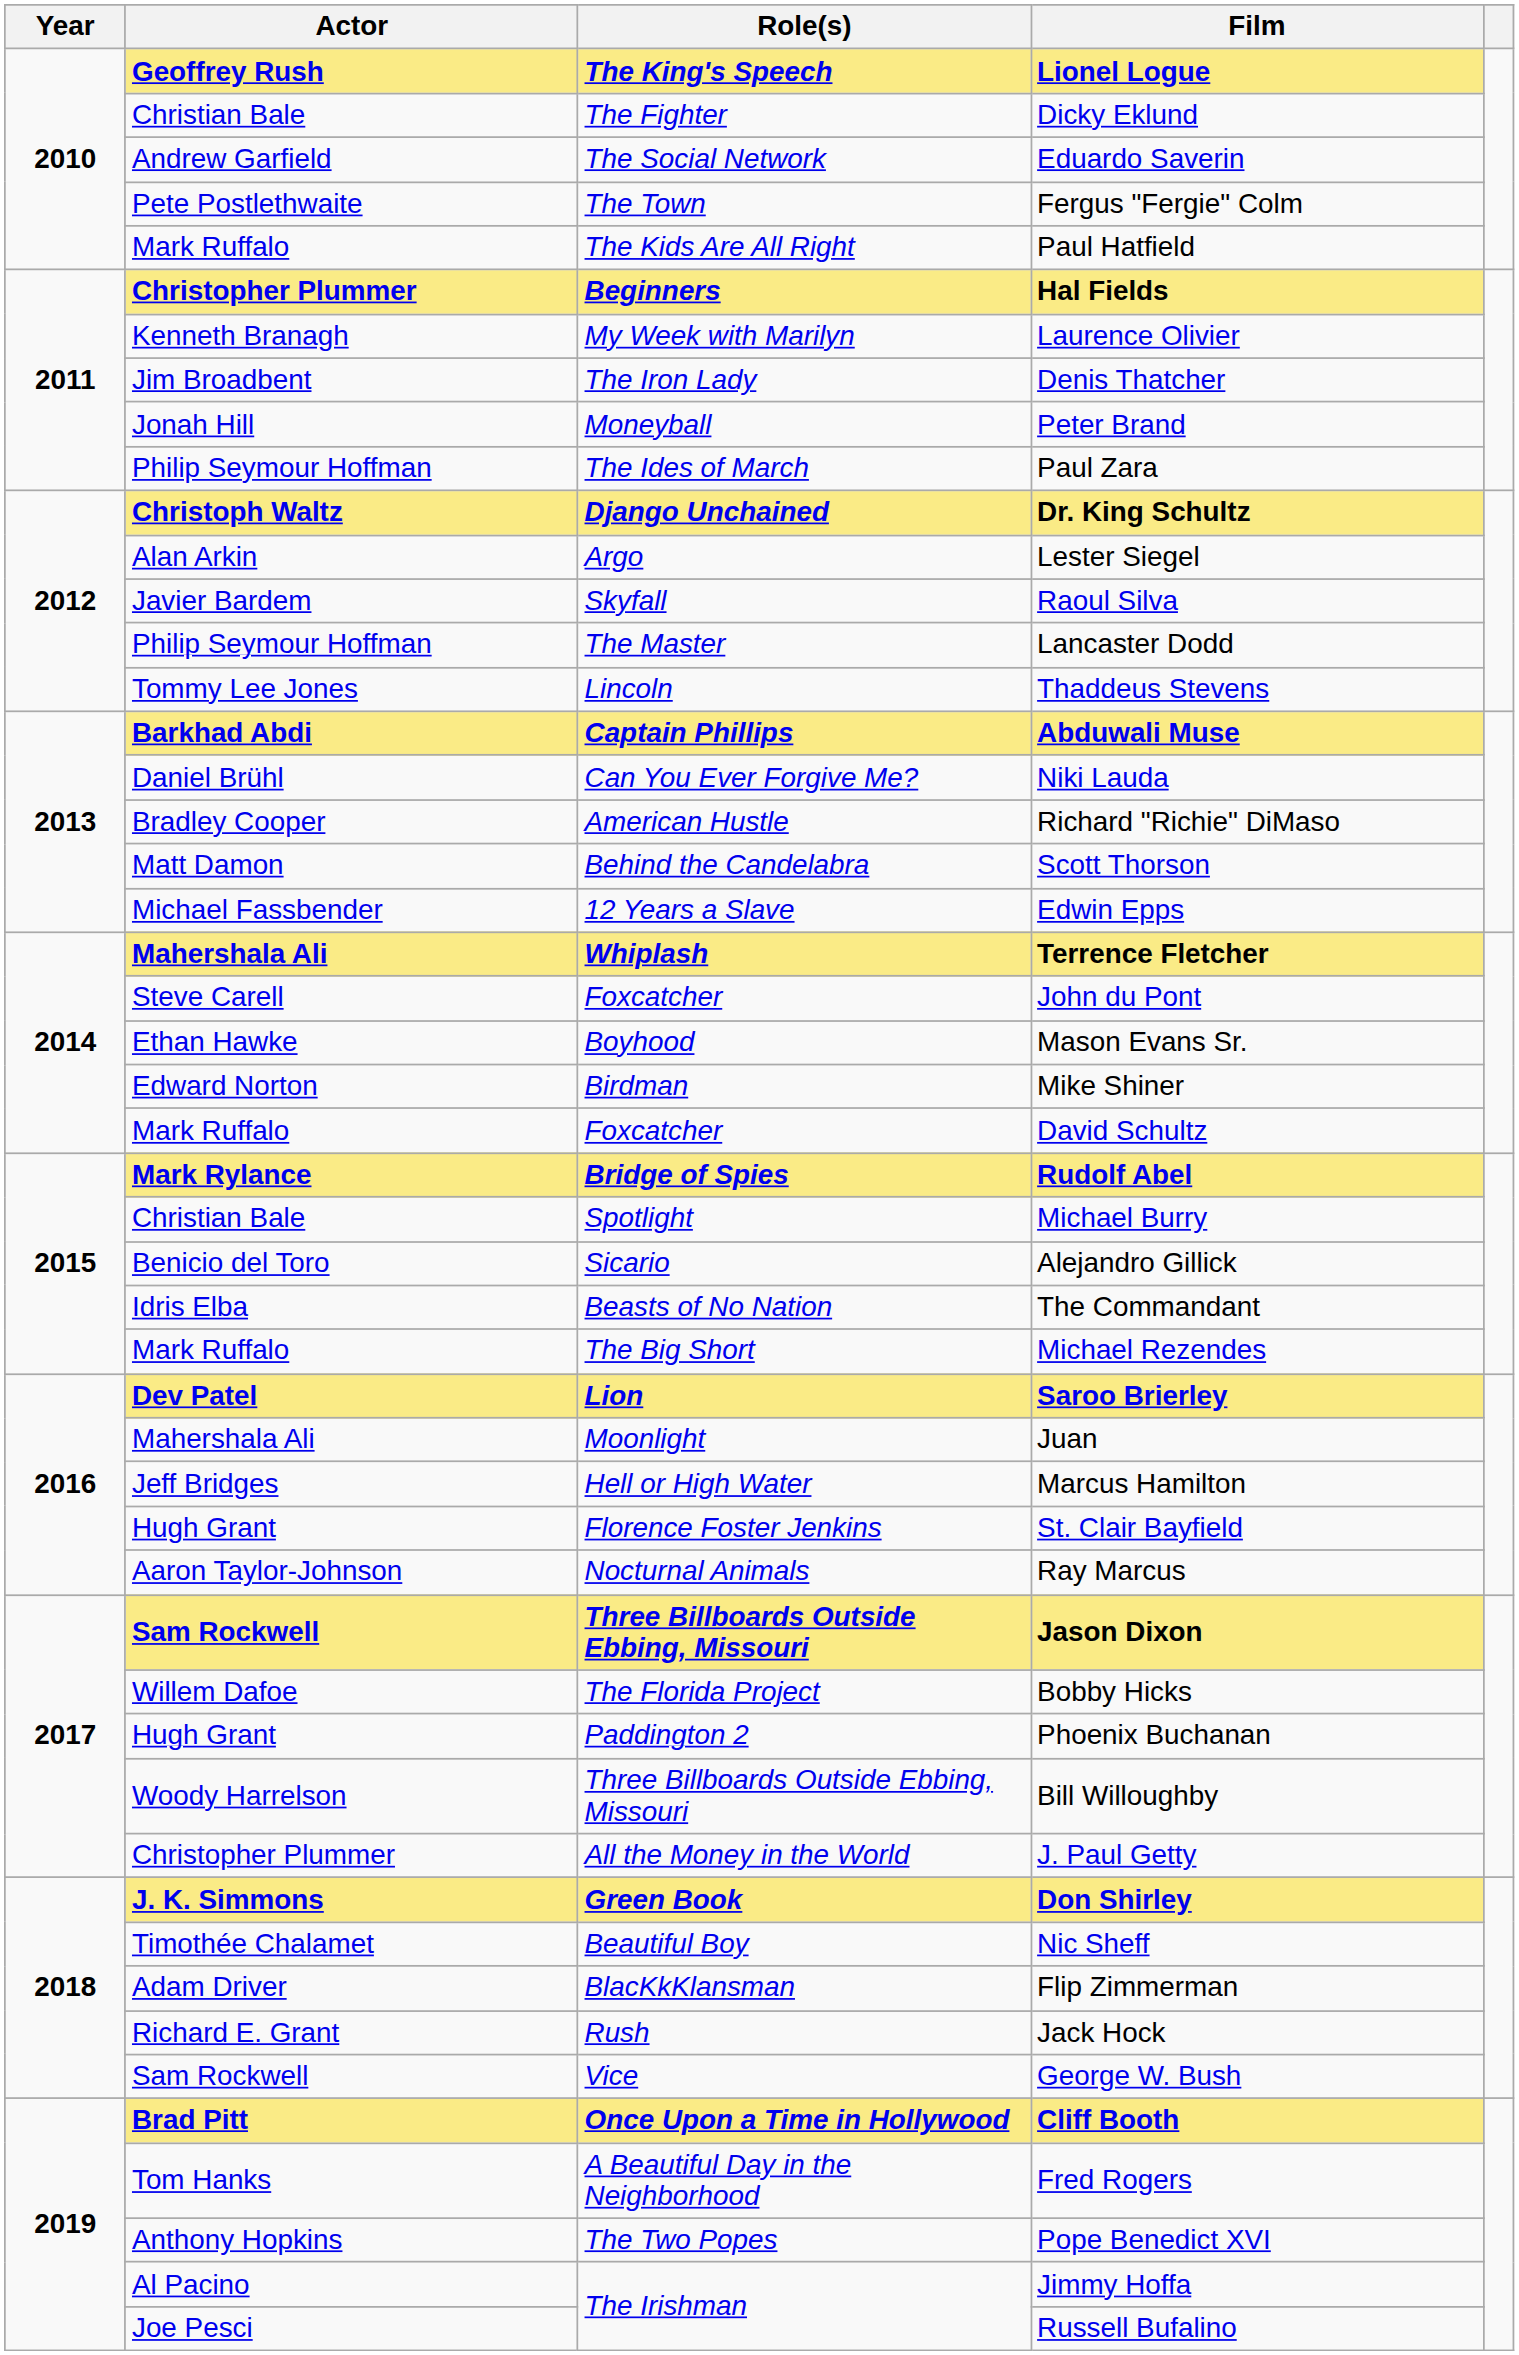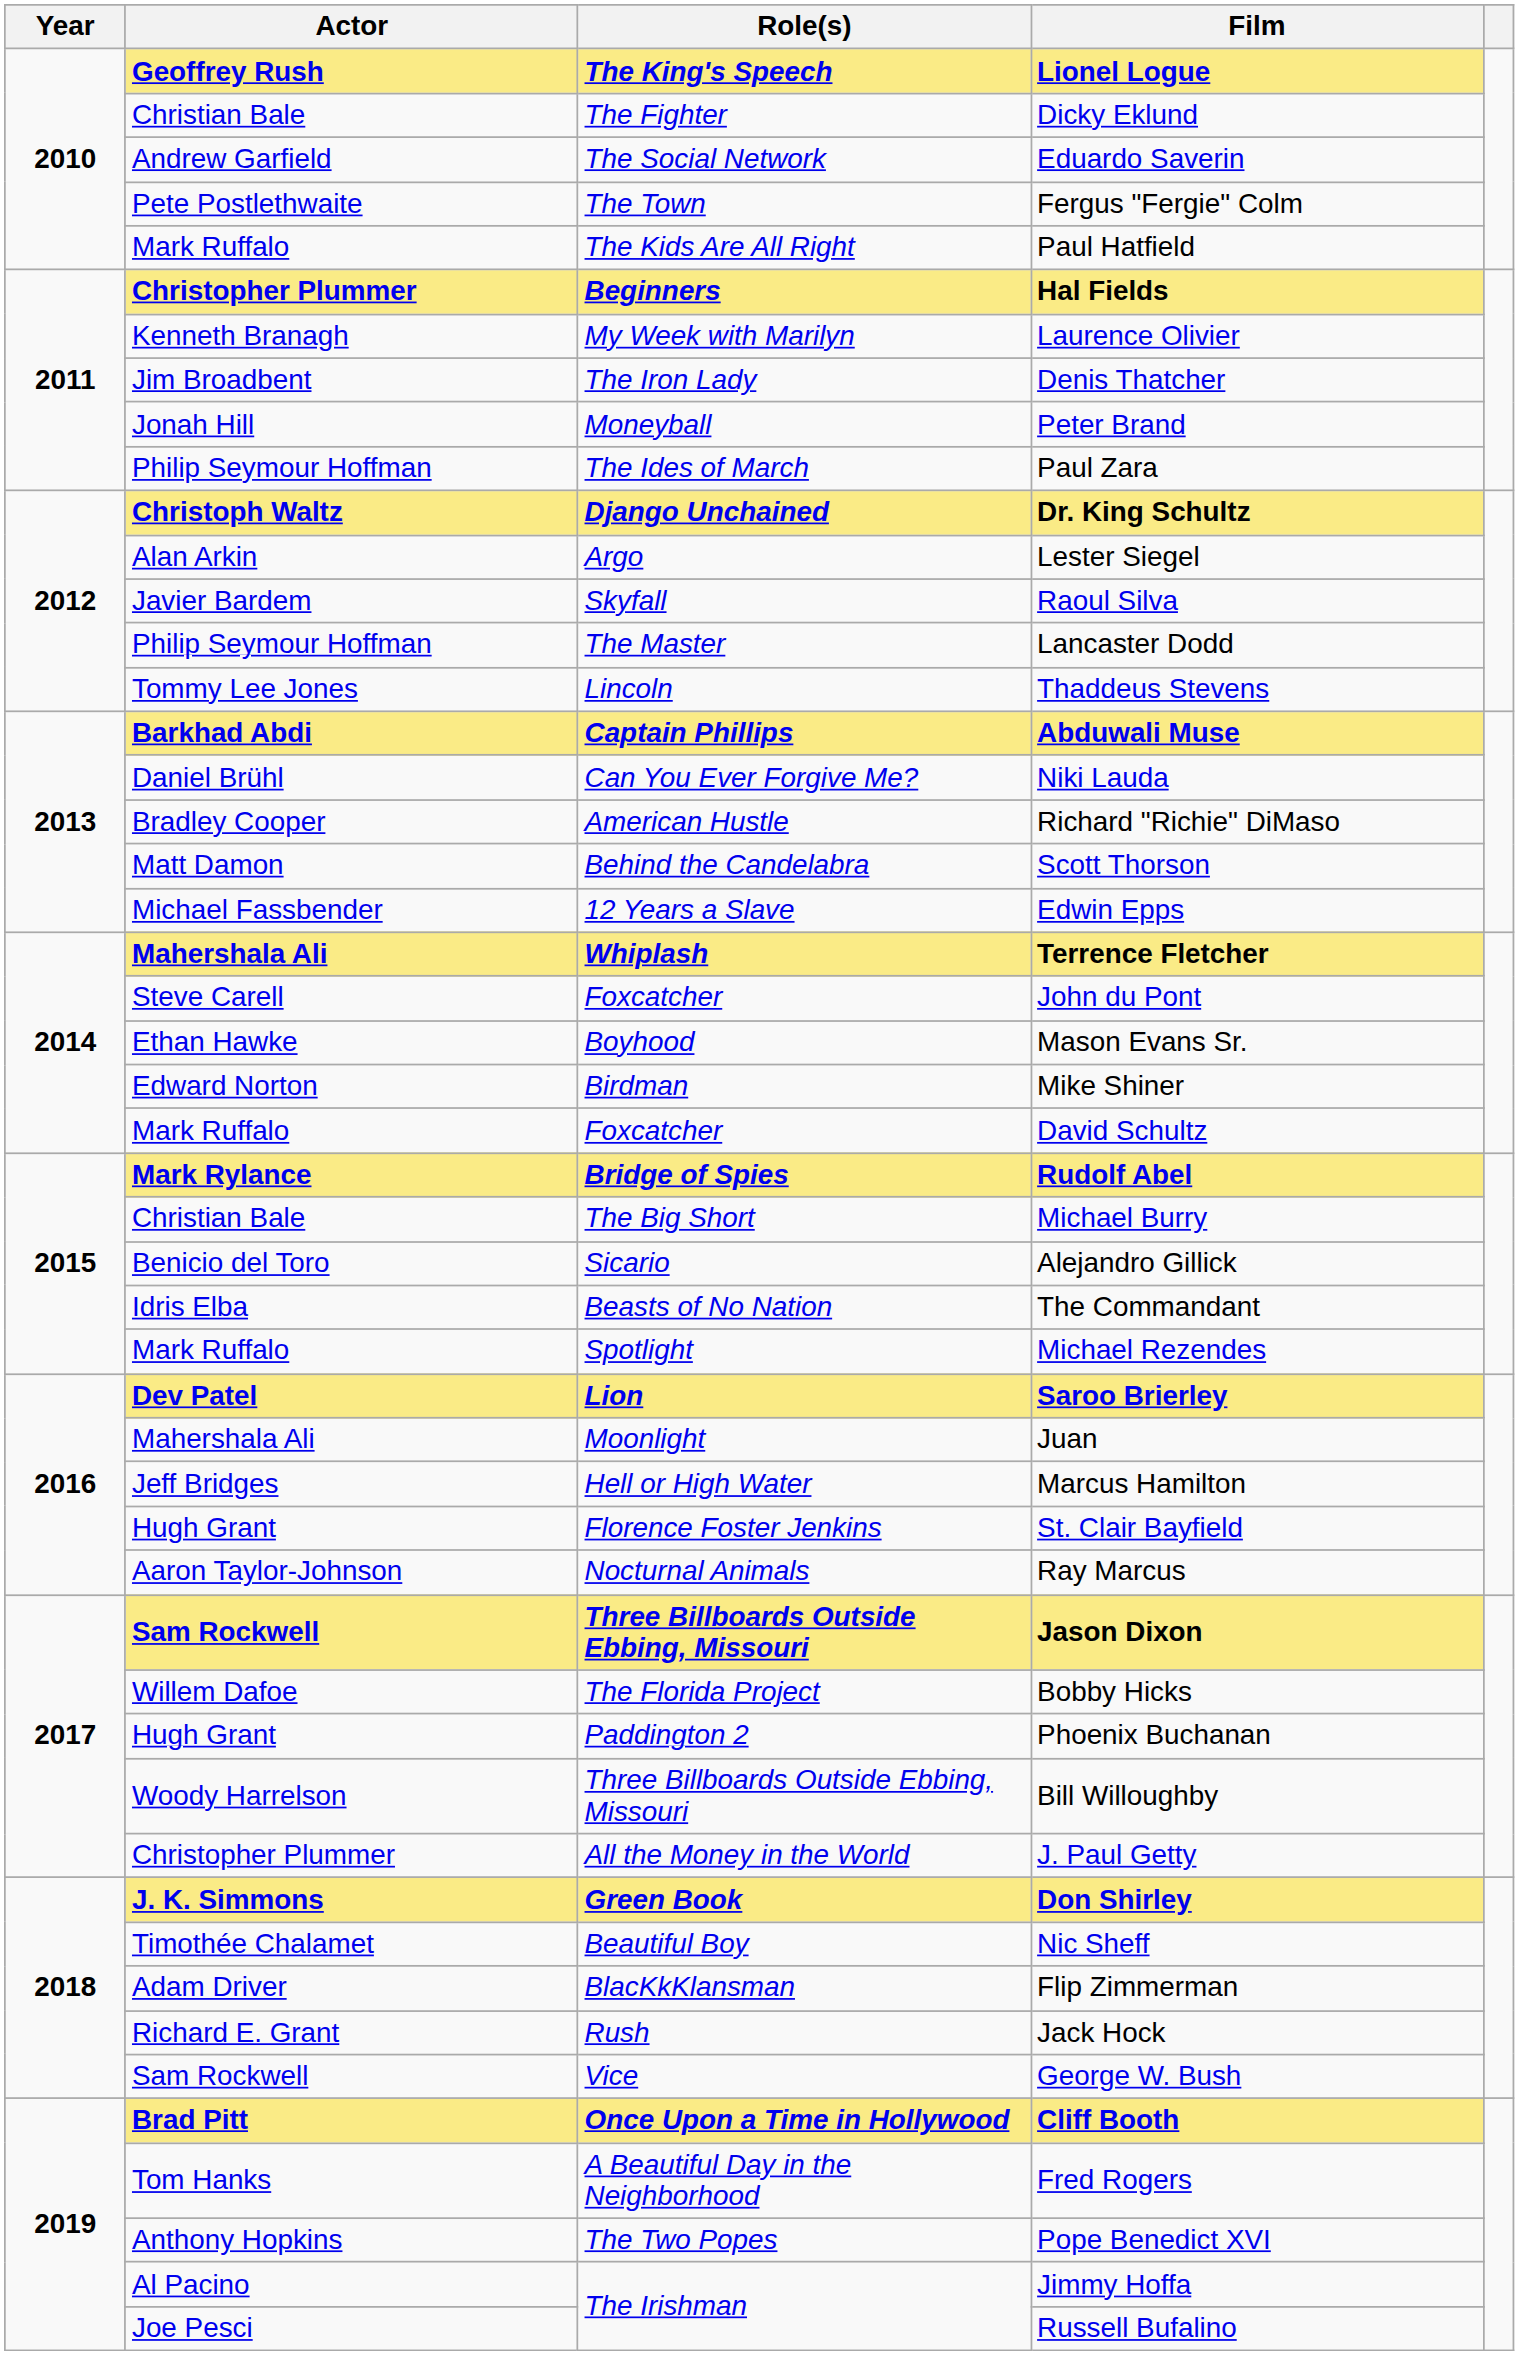(639, 1218) Spotlight -> (670, 1218) The Big Short
(670, 1351) The Big Short -> (639, 1351) Spotlight
